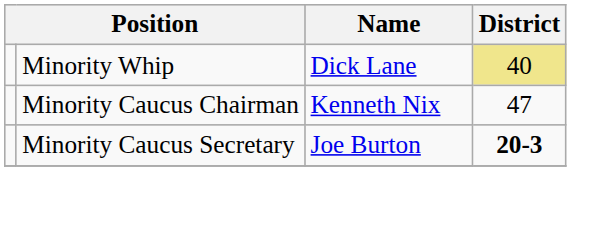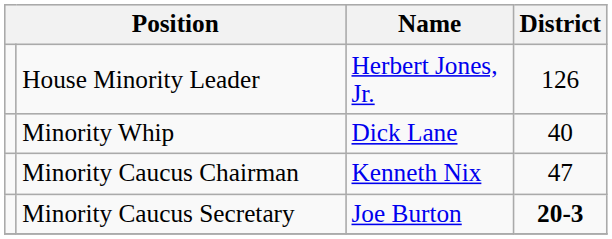+ row: (141, 78)
(519, 64) khaki background -> (560, 133) no background
